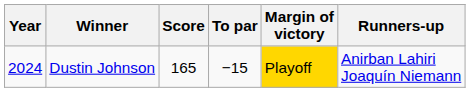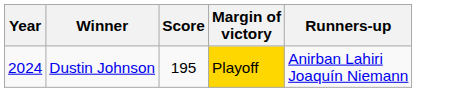- column: (235, 25)
(184, 67) 165 -> (184, 67) 195
